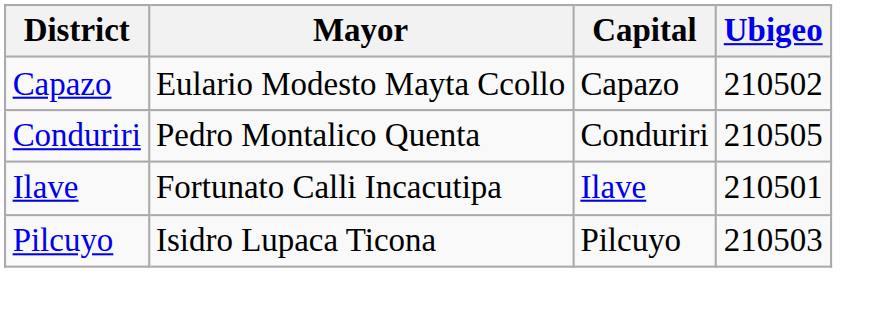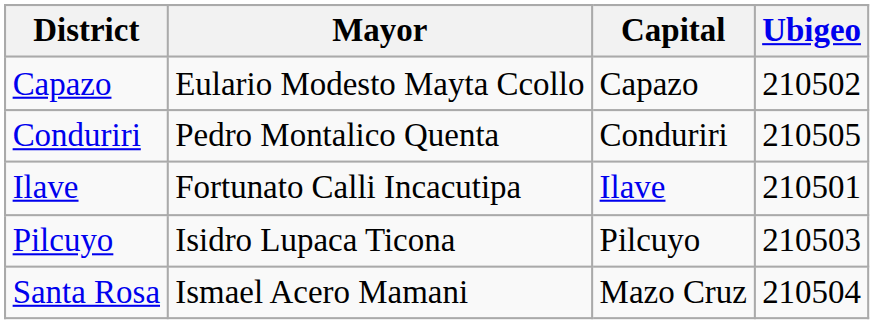+ row: (86, 291)
